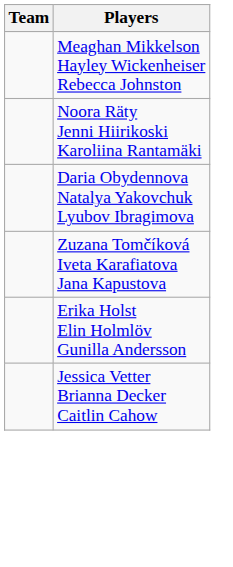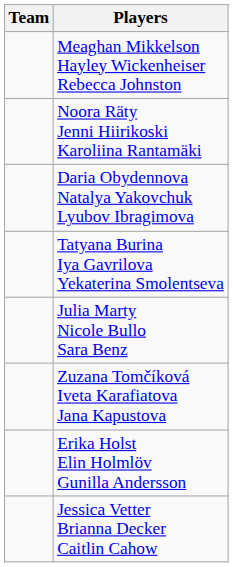+ row: (140, 263)
+ row: (102, 330)
